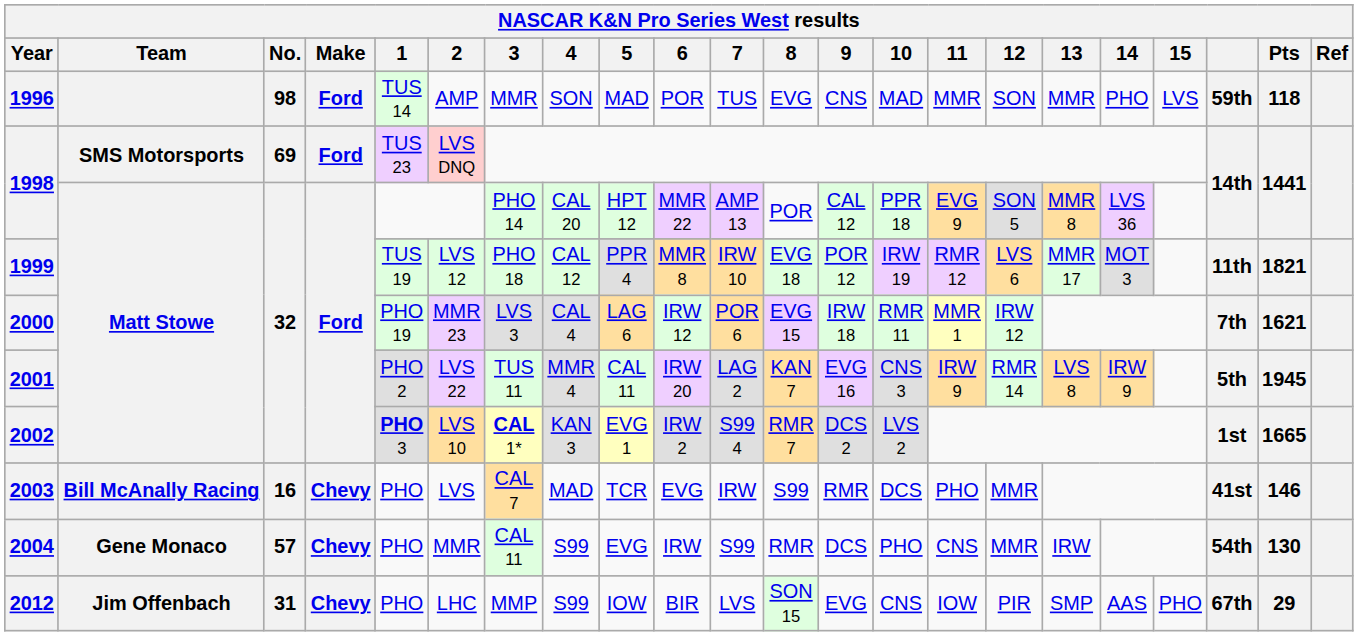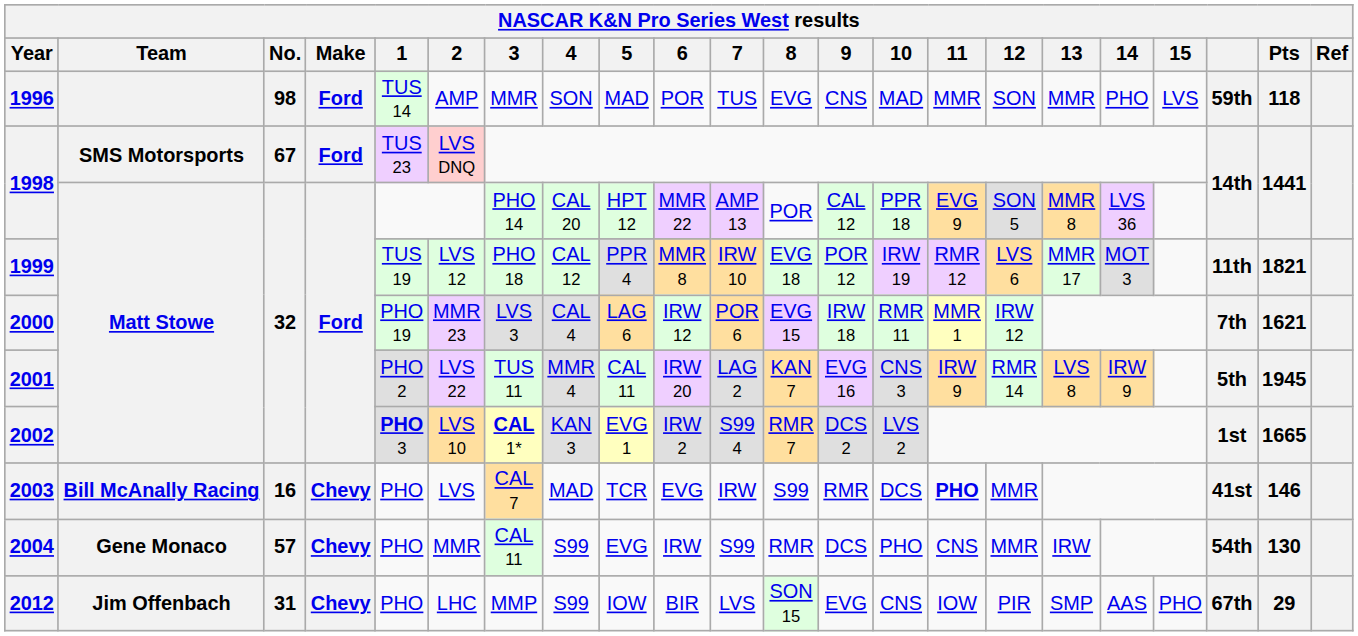(285, 155) 69 -> (285, 155) 67
(957, 491) normal -> (957, 491) bold
